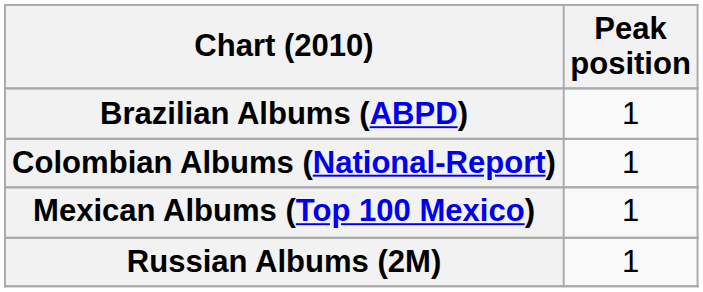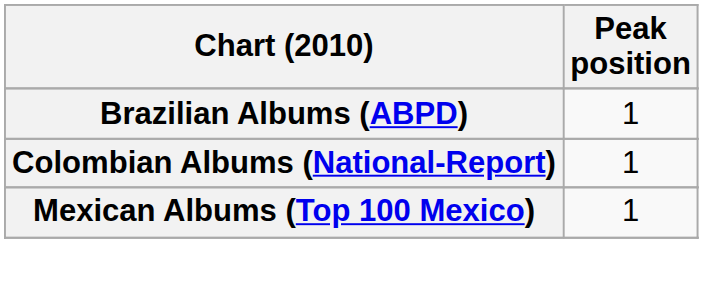- row: (284, 260)
